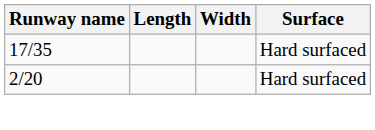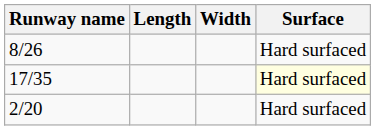+ row: (26, 49)
(313, 49) no background -> (313, 79) lightyellow background
